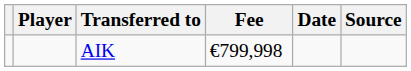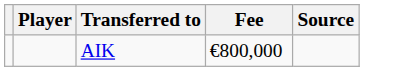- column: (317, 19)
(246, 50) €799,998 -> (246, 50) €800,000
